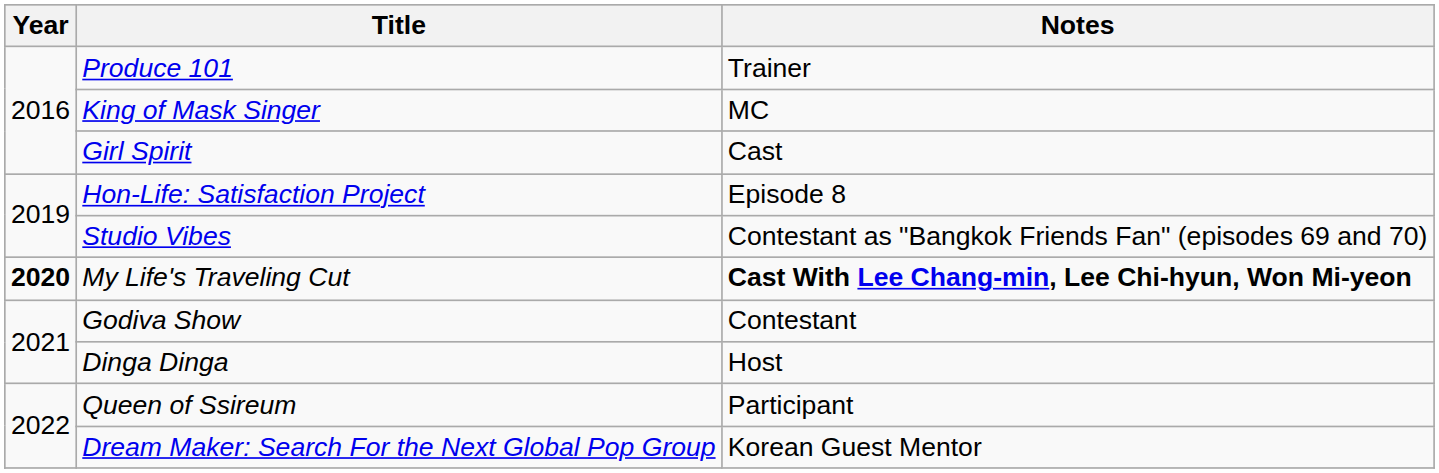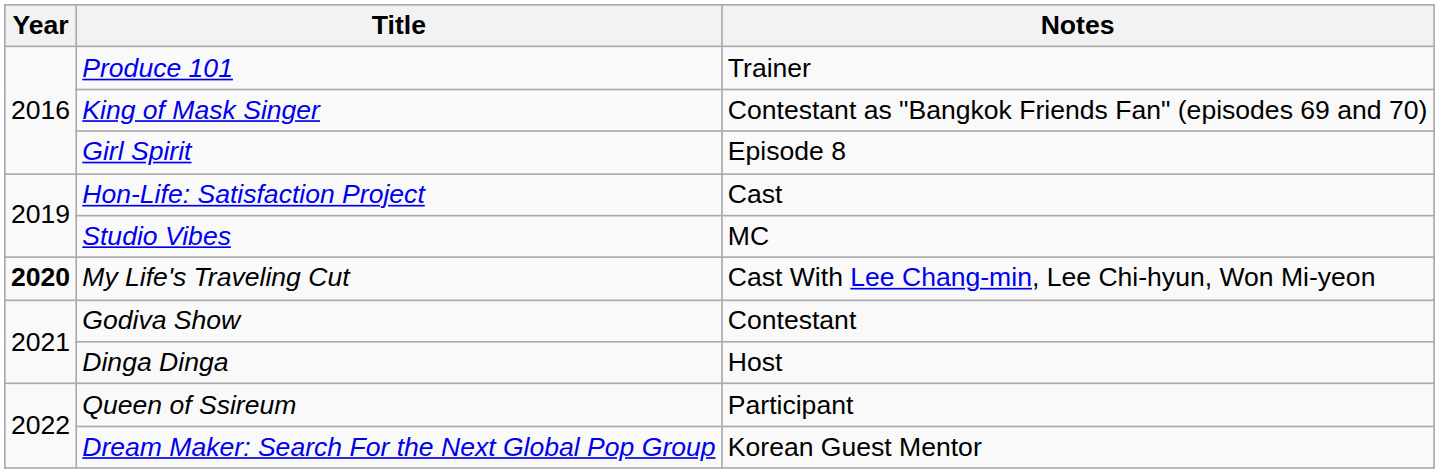(748, 109) MC -> (1078, 109) Contestant as "Bangkok Friends Fan" (episodes 69 and 70)
(755, 151) Cast -> (787, 151) Episode 8
(787, 194) Episode 8 -> (755, 194) Cast
(1078, 236) Contestant as "Bangkok Friends Fan" (episodes 69 and 70) -> (748, 236) MC
(1070, 278) bold -> (1052, 278) normal
